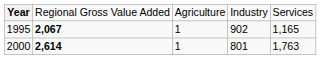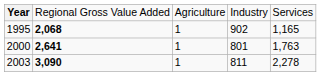(48, 29) 2,067 -> (48, 29) 2,068
(48, 46) 2,614 -> (48, 46) 2,641
+ row: (19, 63)
